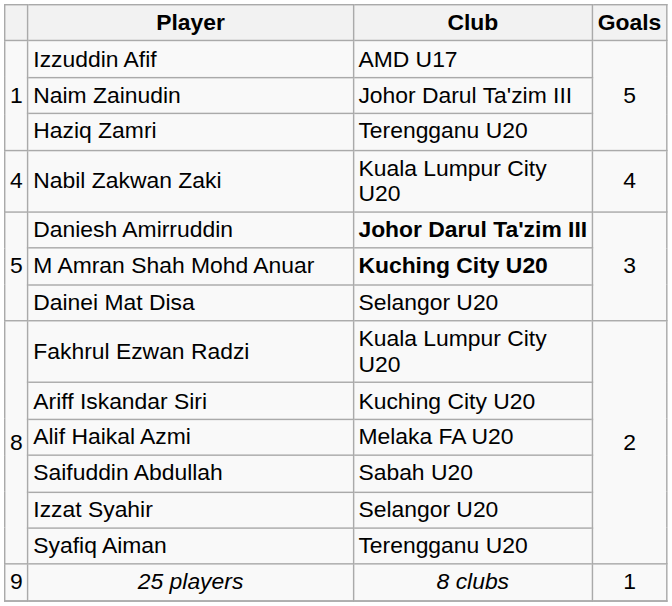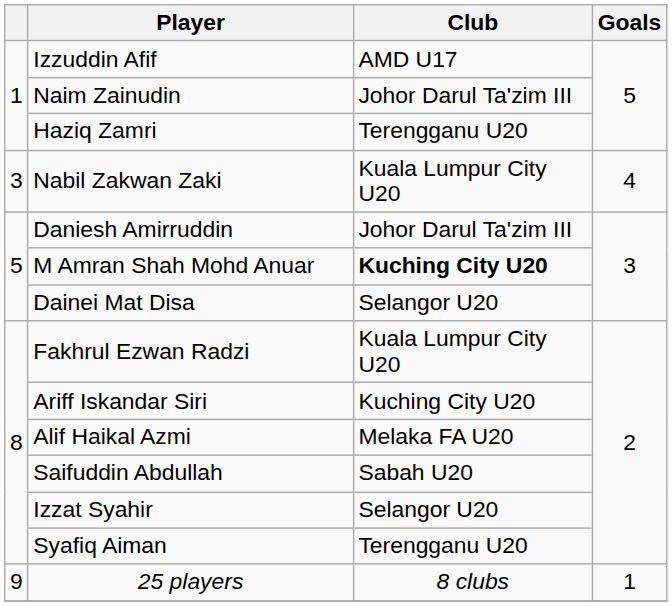(16, 180) 4 -> (16, 180) 3
(473, 229) bold -> (465, 229) normal
